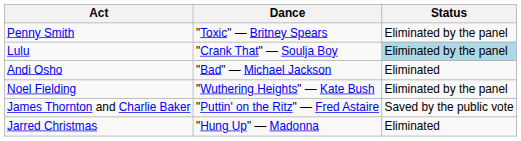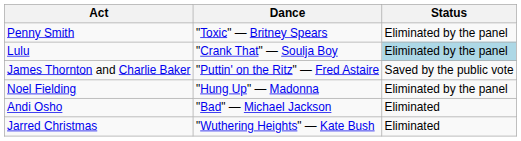rows swapped: (35, 70) <-> (99, 107)
(285, 88) "Wuthering Heights" — Kate Bush -> (257, 88) "Hung Up" — Madonna
(257, 126) "Hung Up" — Madonna -> (285, 126) "Wuthering Heights" — Kate Bush
